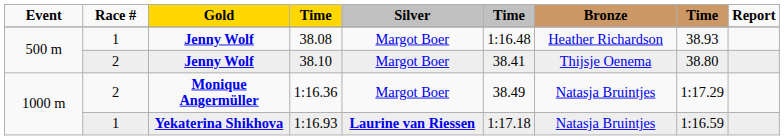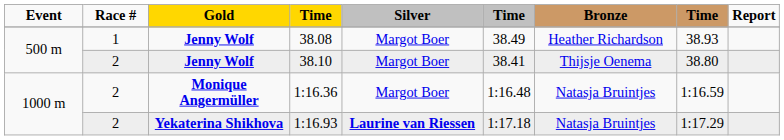(509, 38) 1:16.48 -> (509, 38) 38.49
(509, 92) 38.49 -> (509, 92) 1:16.48
(702, 92) 1:17.29 -> (702, 92) 1:16.59
(116, 123) 1 -> (116, 123) 2
(702, 123) 1:16.59 -> (702, 123) 1:17.29
